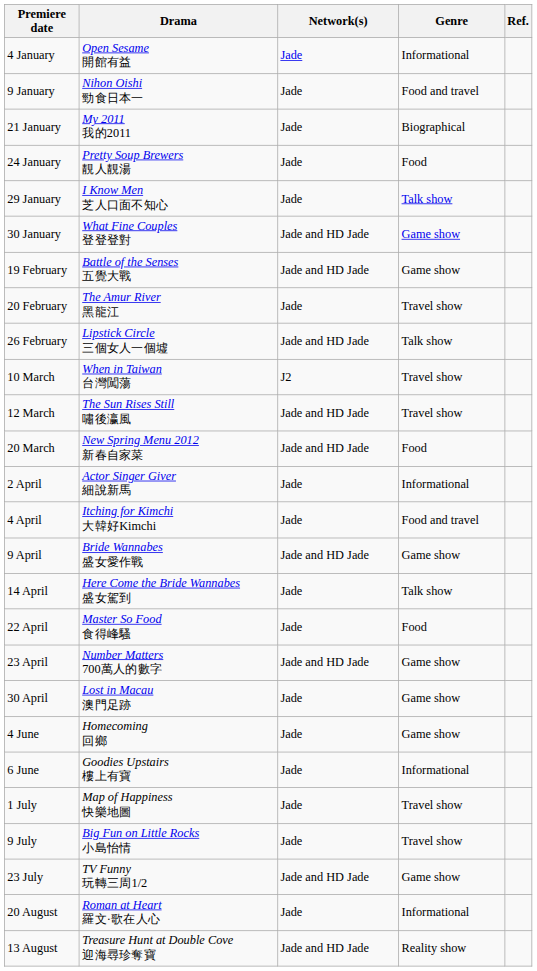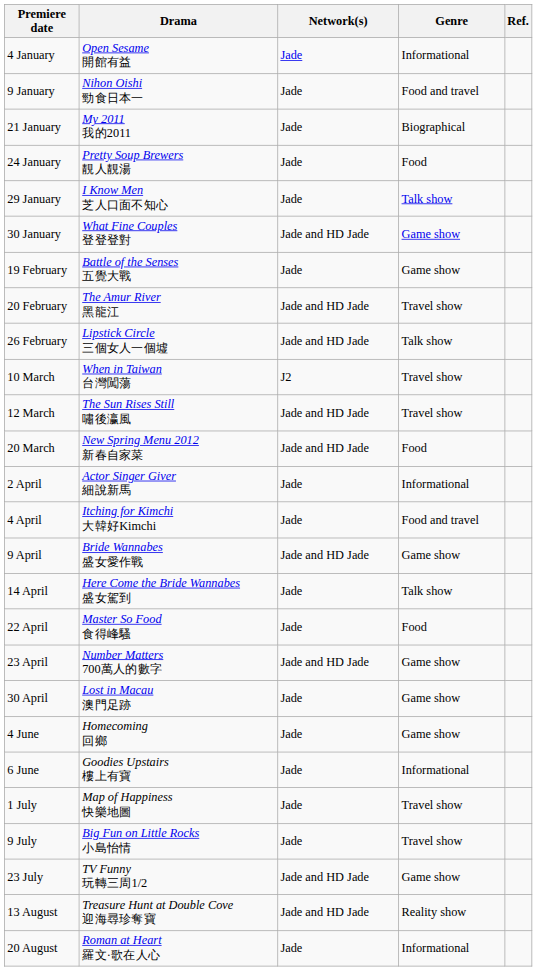(325, 270) Jade and HD Jade -> (291, 270) Jade
(291, 305) Jade -> (325, 305) Jade and HD Jade
rows swapped: (32, 948) <-> (32, 912)
